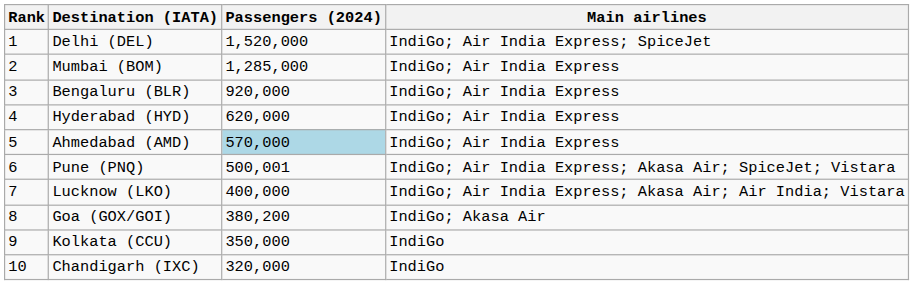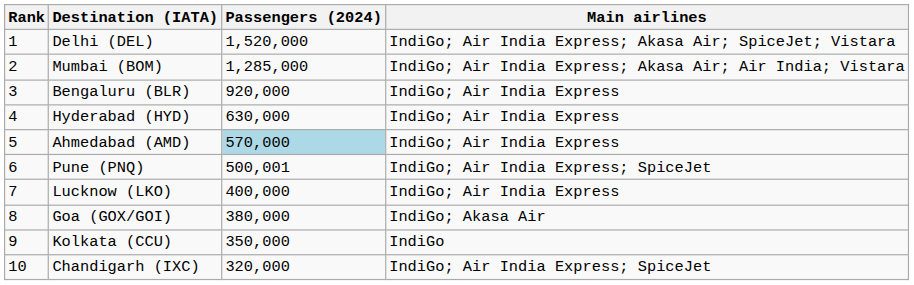(550, 42) IndiGo; Air India Express; SpiceJet -> (642, 42) IndiGo; Air India Express; Akasa Air; SpiceJet; Vistara
(504, 67) IndiGo; Air India Express -> (647, 67) IndiGo; Air India Express; Akasa Air; Air India; Vistara
(258, 117) 620,000 -> (258, 117) 630,000
(642, 167) IndiGo; Air India Express; Akasa Air; SpiceJet; Vistara -> (550, 167) IndiGo; Air India Express; SpiceJet
(647, 192) IndiGo; Air India Express; Akasa Air; Air India; Vistara -> (504, 192) IndiGo; Air India Express
(258, 217) 380,200 -> (258, 217) 380,000
(417, 267) IndiGo -> (550, 267) IndiGo; Air India Express; SpiceJet
